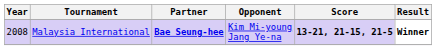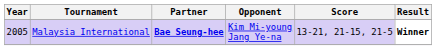(17, 32) 2008 -> (17, 32) 2005
(345, 32) bold -> (345, 32) normal
